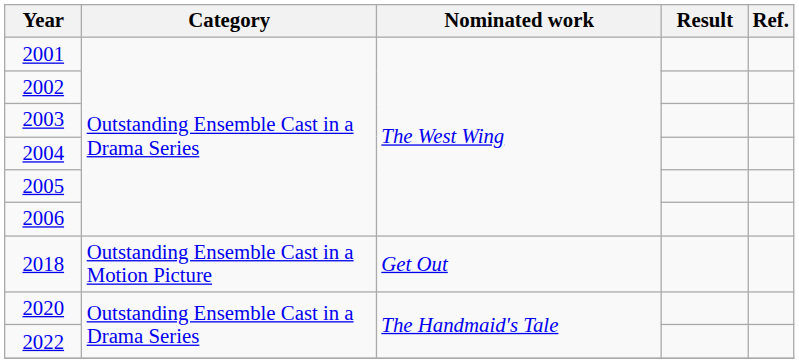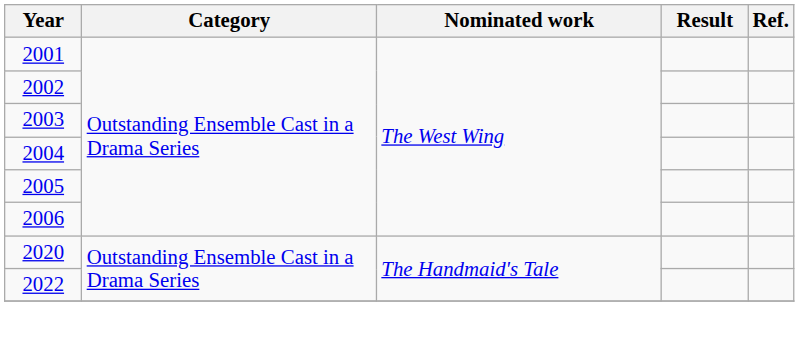- row: (43, 263)
